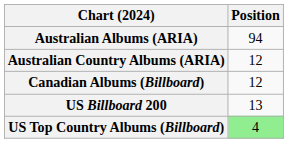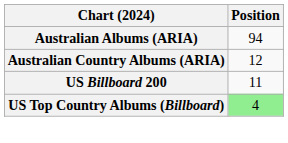- row: (116, 82)
(256, 104) 13 -> (256, 82) 11
